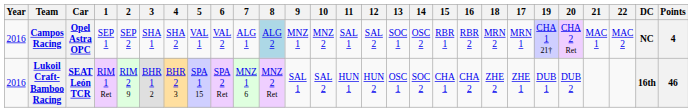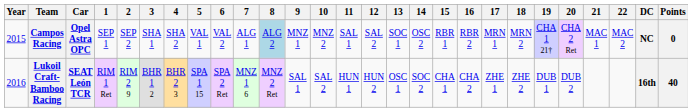columns swapped: (521, 11) <-> (495, 11)
(16, 38) 2016 -> (16, 38) 2015
(673, 38) 4 -> (673, 38) 0
(673, 82) 46 -> (673, 82) 40
